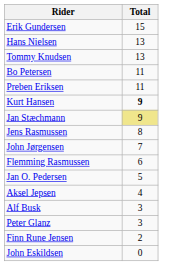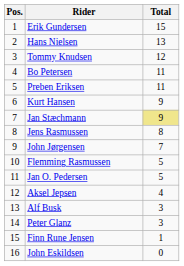+ column: (15, 11)
(140, 57) 13 -> (161, 57) 12
(140, 102) bold -> (161, 102) normal
(140, 162) 6 -> (161, 162) 5
(140, 238) 2 -> (161, 238) 1
